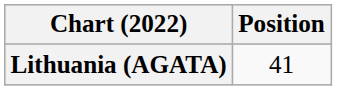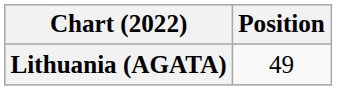(282, 64) 41 -> (282, 64) 49
